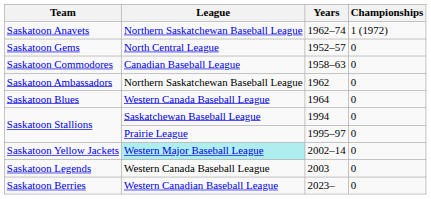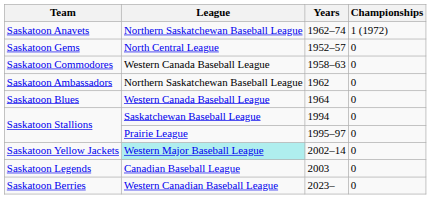(182, 64) Canadian Baseball League -> (197, 64) Western Canada Baseball League
(197, 168) Western Canada Baseball League -> (182, 168) Canadian Baseball League
